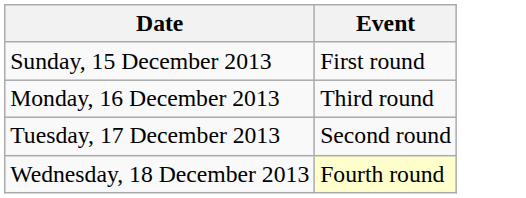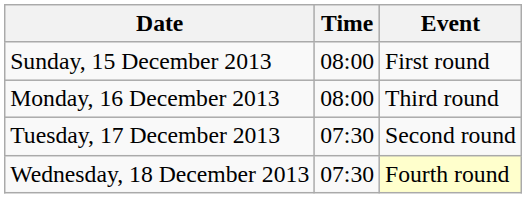+ column: (347, 23)
